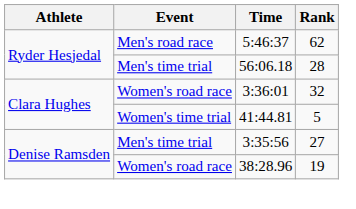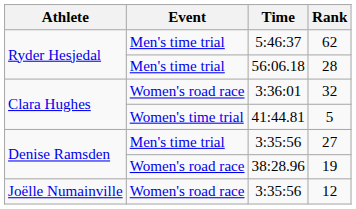(165, 42) Men's road race -> (177, 42) Men's time trial
+ row: (330, 191)
